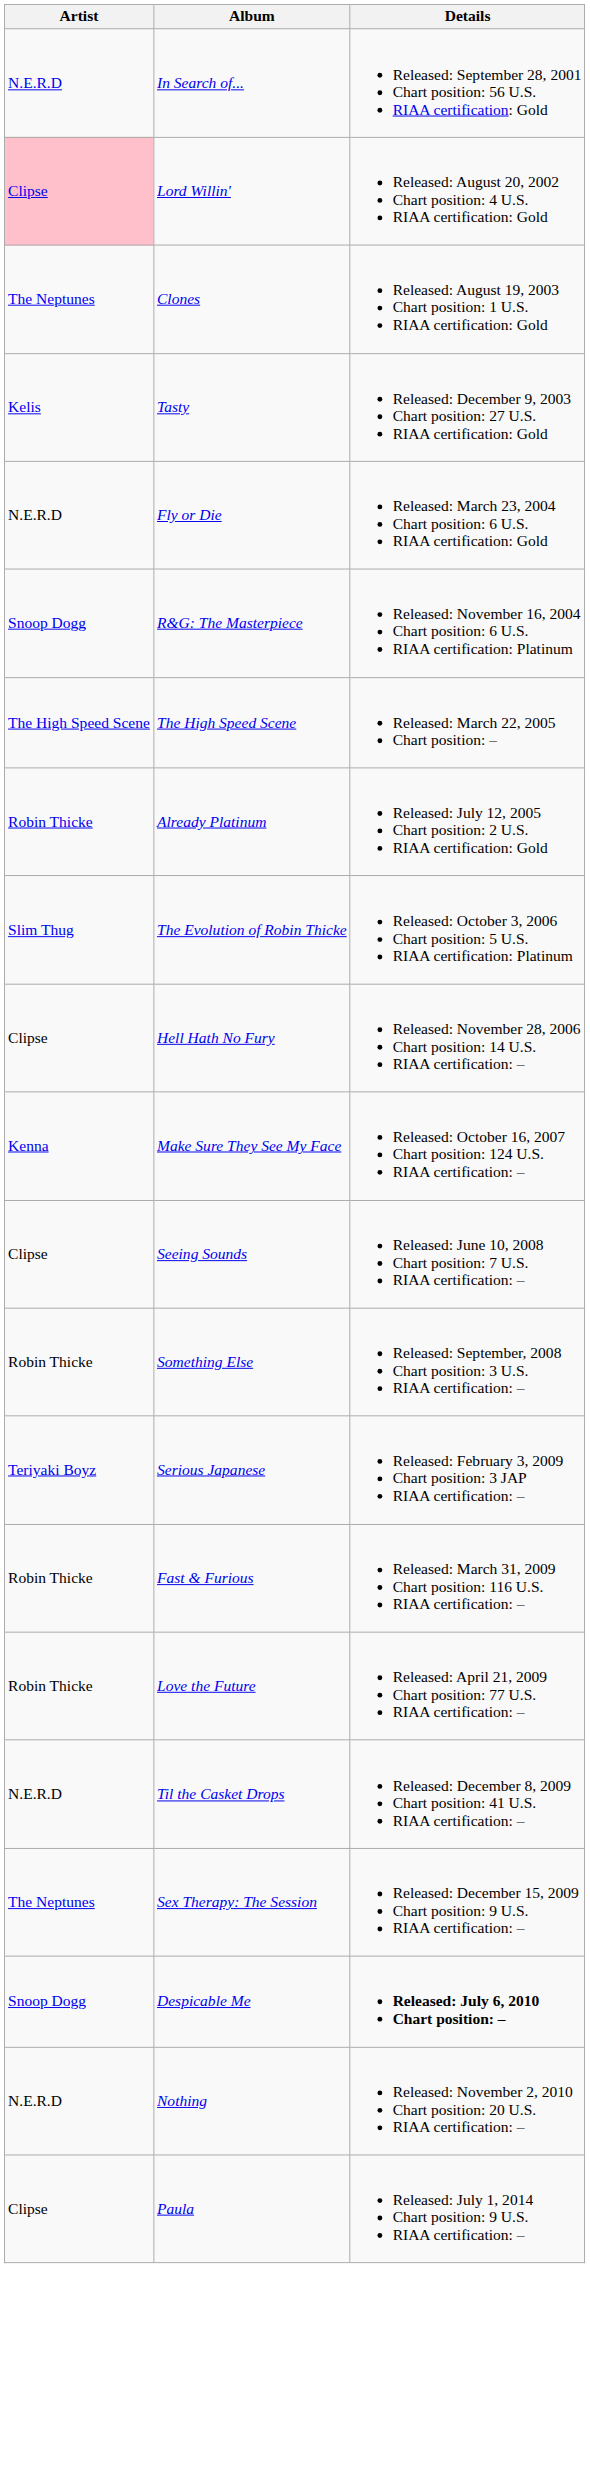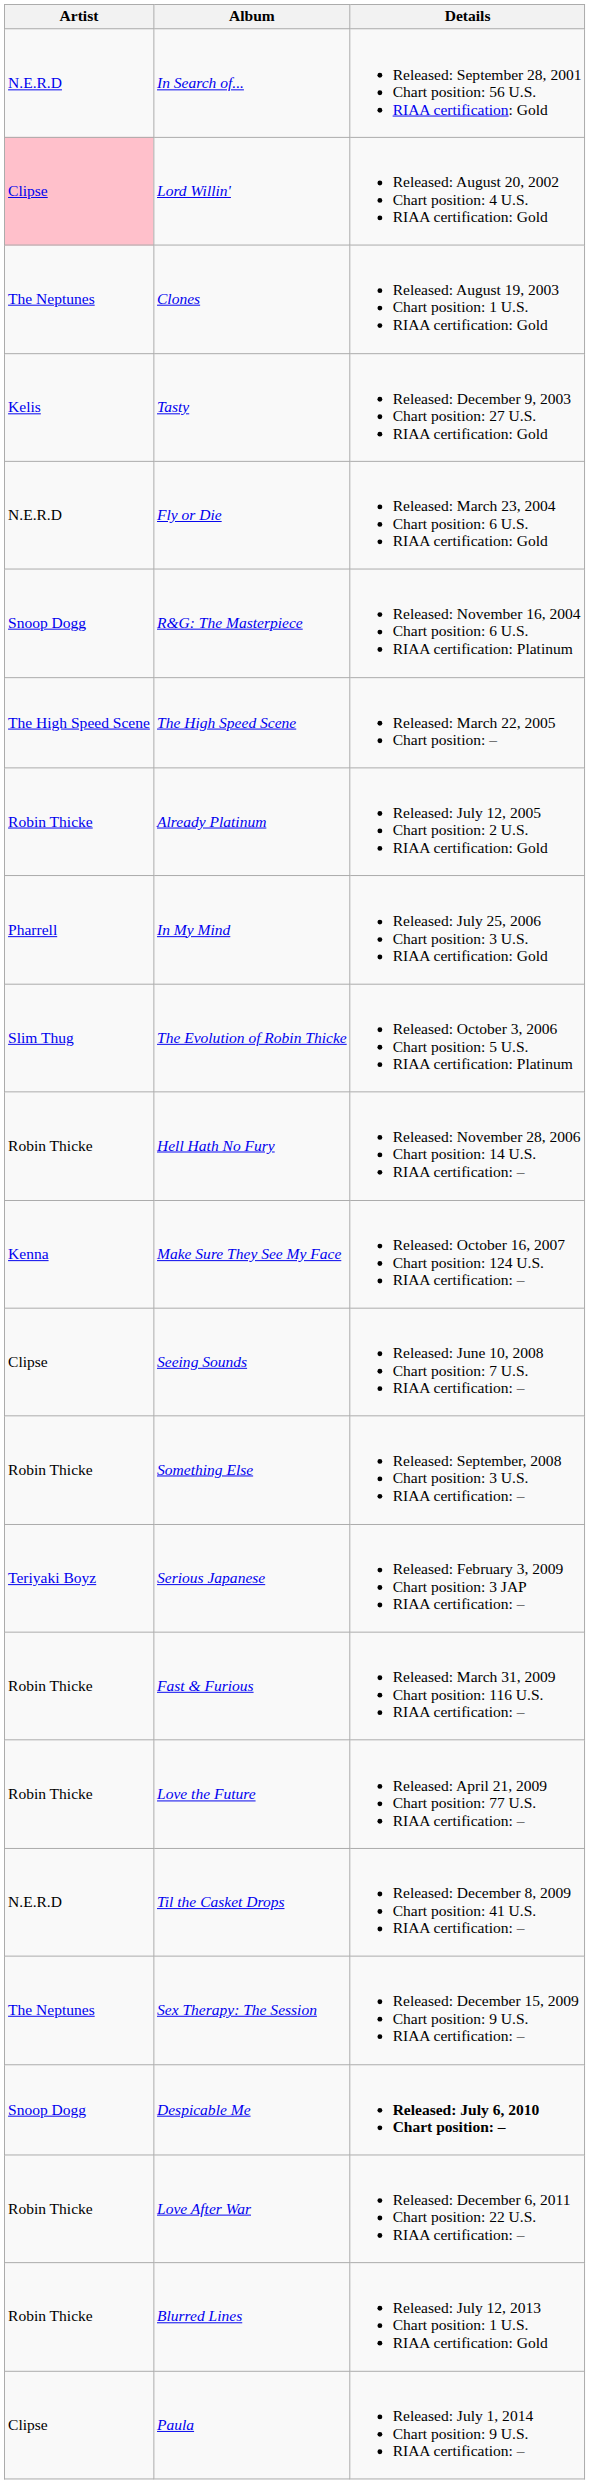+ row: (194, 929)
(28, 1037) Clipse -> (50, 1146) Robin Thicke
- row: (182, 2100)
+ row: (204, 2208)
+ row: (200, 2316)
